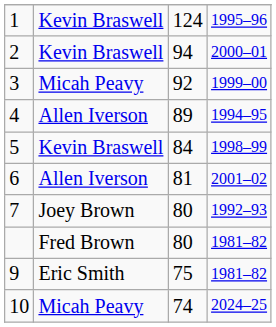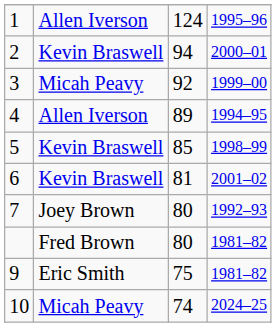(101, 20) Kevin Braswell -> (93, 20) Allen Iverson
(183, 147) 84 -> (183, 147) 85
(93, 178) Allen Iverson -> (101, 178) Kevin Braswell
